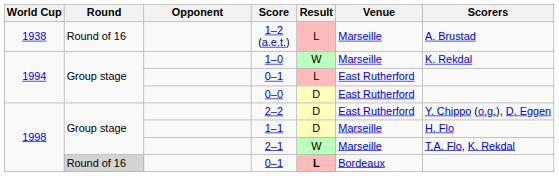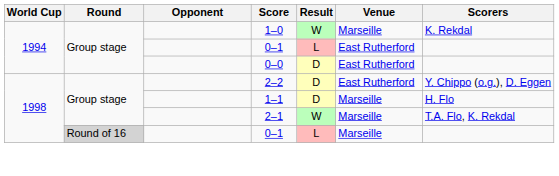- row: (34, 36)
(316, 163) bold -> (316, 133) normal
(362, 163) Bordeaux -> (360, 133) Marseille
